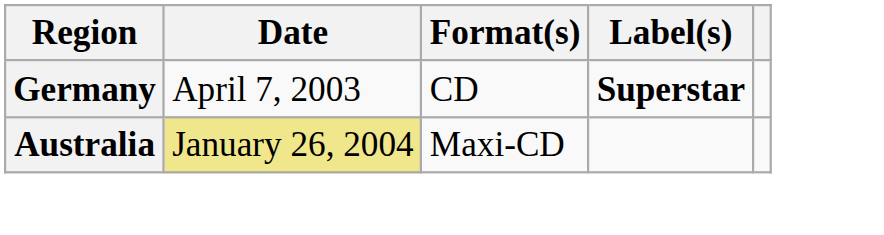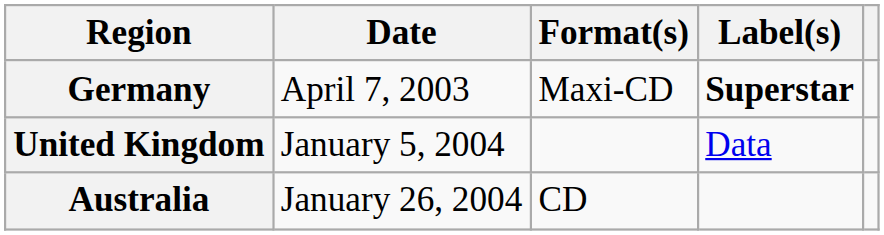(454, 88) CD -> (606, 88) Maxi-CD
+ row: (139, 144)
(293, 144) khaki background -> (402, 199) no background
(497, 144) Maxi-CD -> (563, 199) CD
